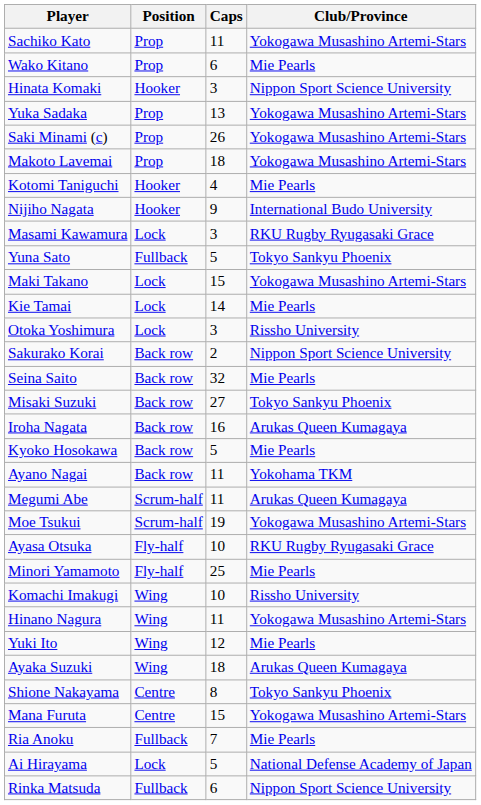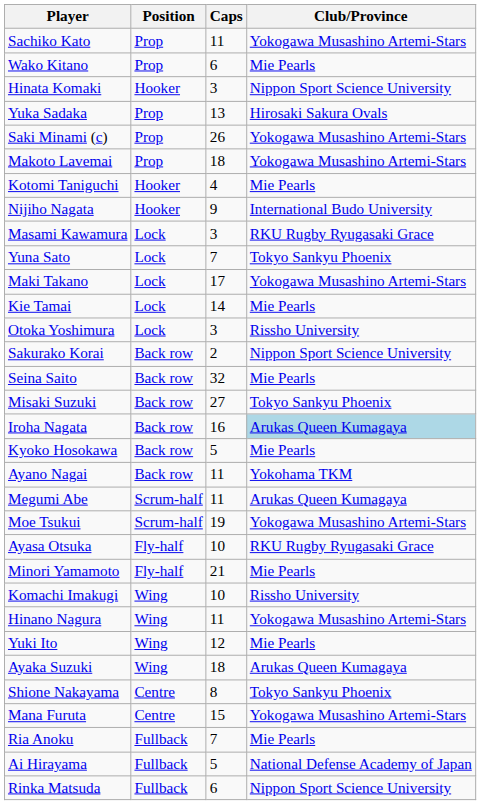(358, 112) Yokogawa Musashino Artemi-Stars -> (319, 112) Hirosaki Sakura Ovals
(161, 257) Fullback -> (150, 257) Lock
(214, 257) 5 -> (214, 257) 7
(217, 281) 15 -> (217, 281) 17
(328, 426) no background -> (328, 426) lightblue background
(217, 570) 25 -> (217, 570) 21
(150, 763) Lock -> (161, 763) Fullback
